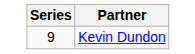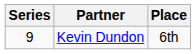+ column: (169, 15)
